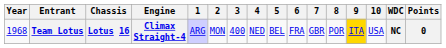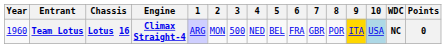(17, 31) 1968 -> (17, 31) 1960
(237, 31) 400 -> (237, 31) 500
(376, 31) no background -> (376, 31) lightblue background
